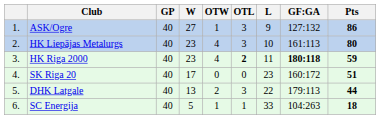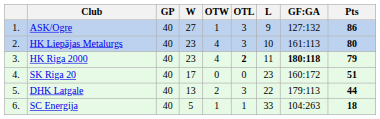(352, 59) 59 -> (352, 59) 79
